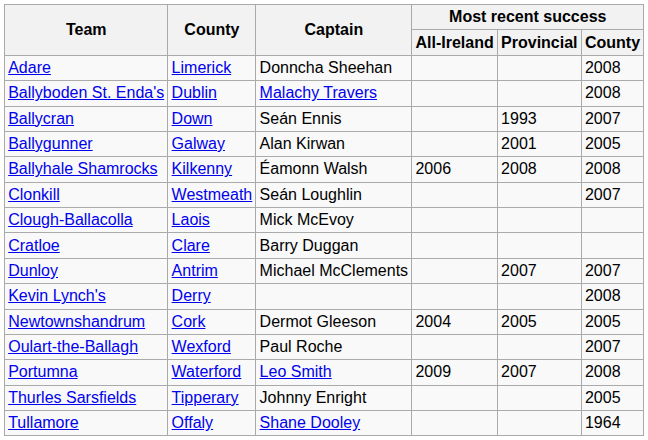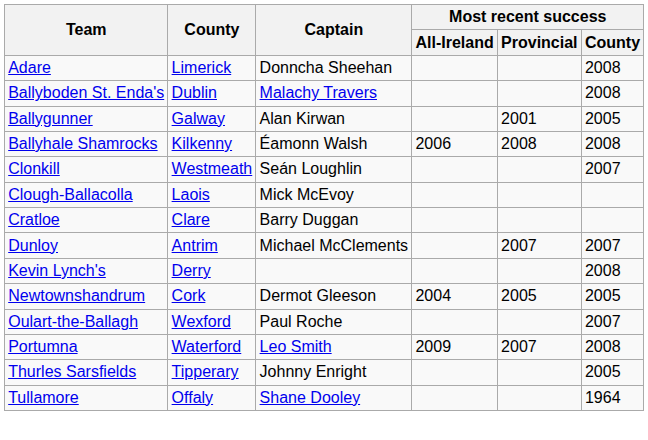- row: (41, 118)
